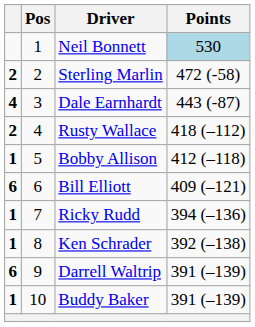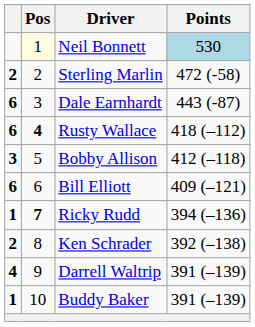(38, 46) no background -> (38, 46) lightyellow background
(13, 102) 4 -> (13, 102) 6
(13, 131) 2 -> (13, 131) 6
(38, 131) normal -> (38, 131) bold
(13, 159) 1 -> (13, 159) 3
(38, 215) normal -> (38, 215) bold
(13, 243) 1 -> (13, 243) 2
(13, 271) 6 -> (13, 271) 4
